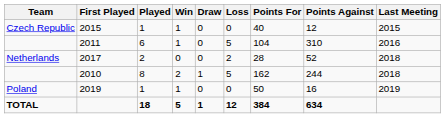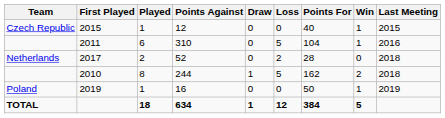columns swapped: (184, 12) <-> (340, 12)
